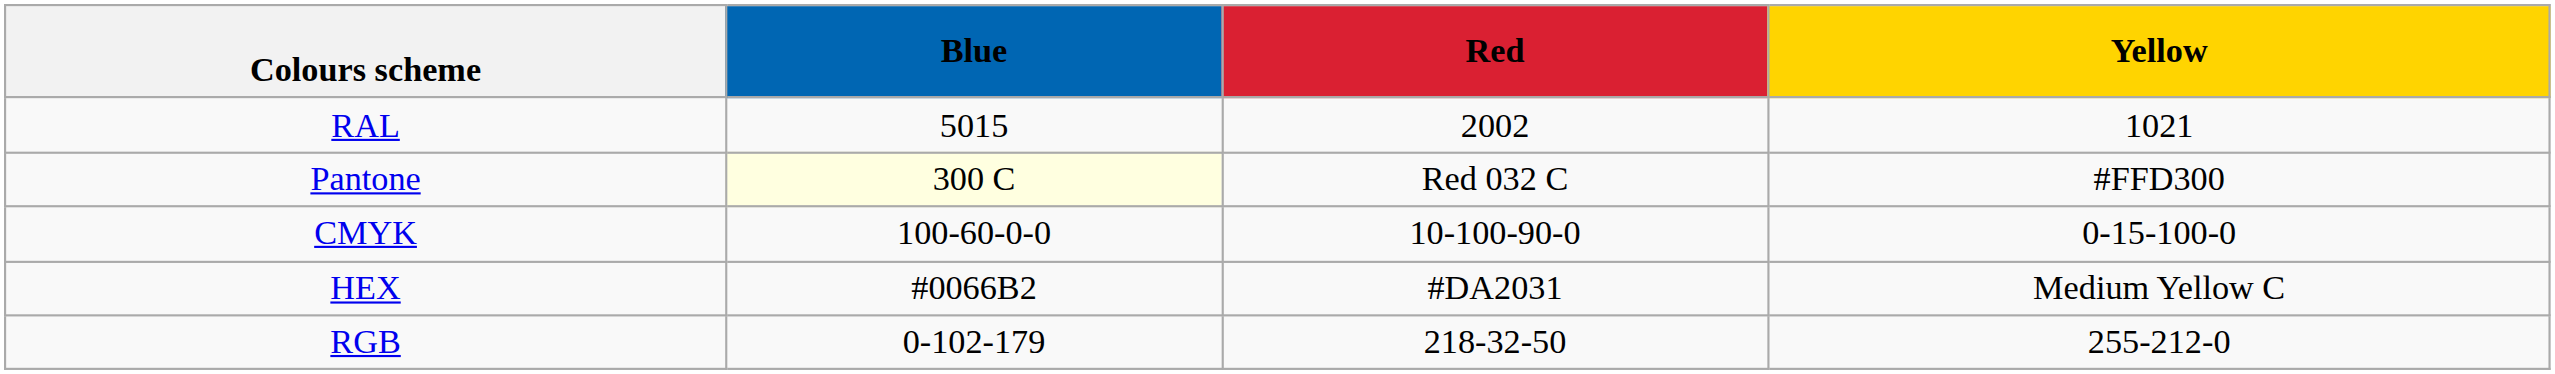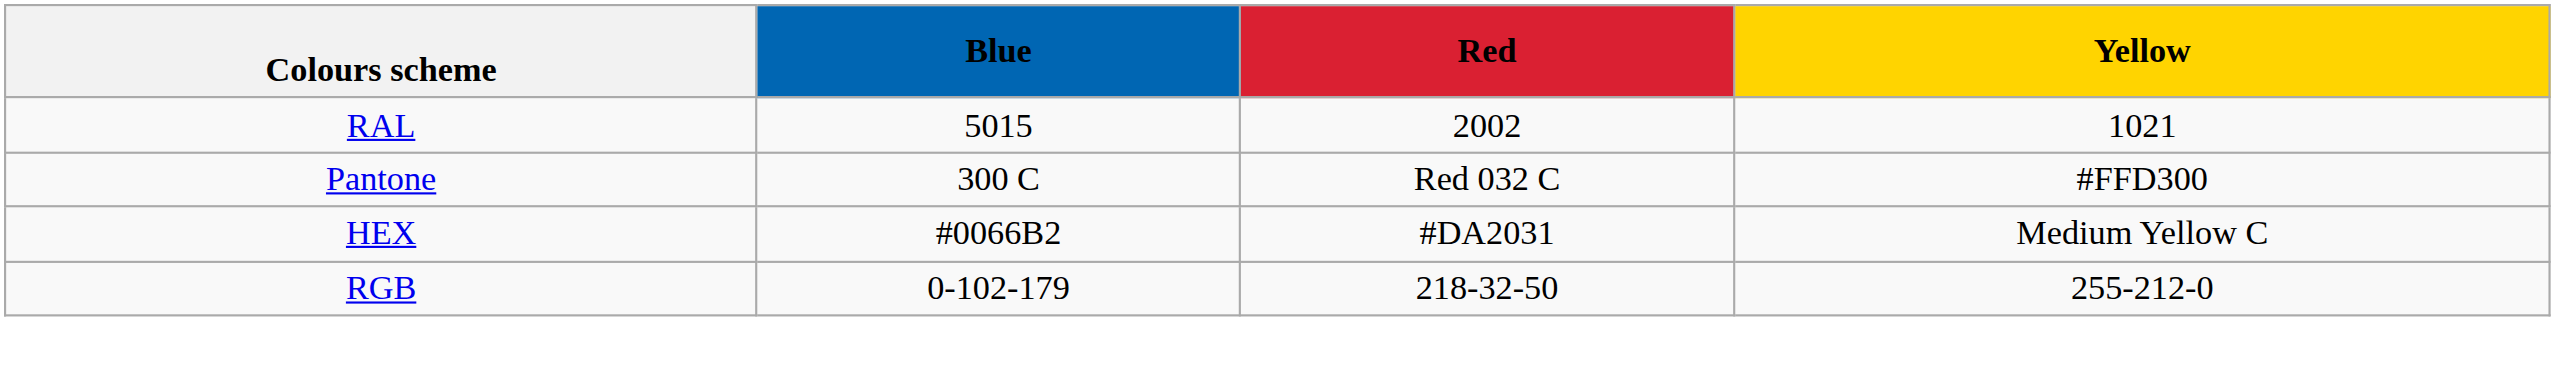(974, 178) lightyellow background -> (999, 178) no background
- row: (366, 233)
